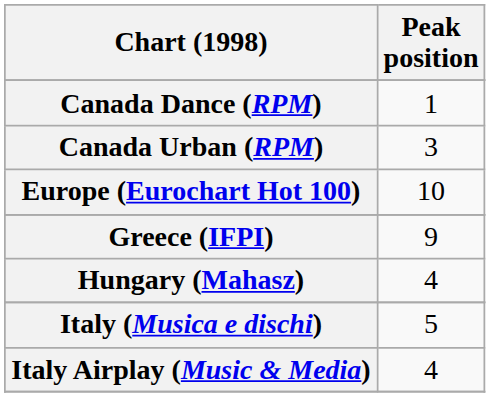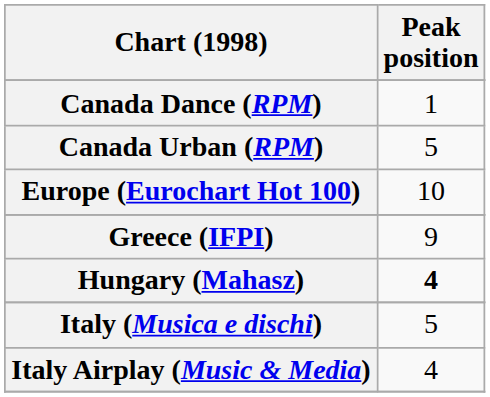(431, 147) 3 -> (431, 147) 5
(431, 280) normal -> (431, 280) bold
